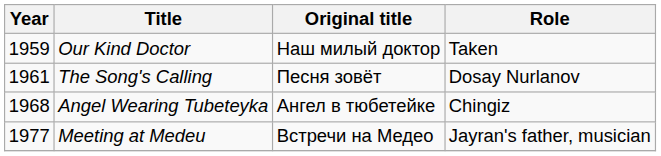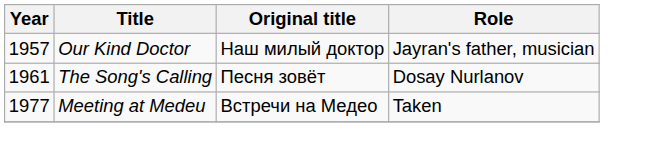(29, 48) 1959 -> (29, 48) 1957
(473, 48) Taken -> (494, 48) Jayran's father, musician
- row: (163, 106)
(550, 135) Jayran's father, musician -> (417, 106) Taken
